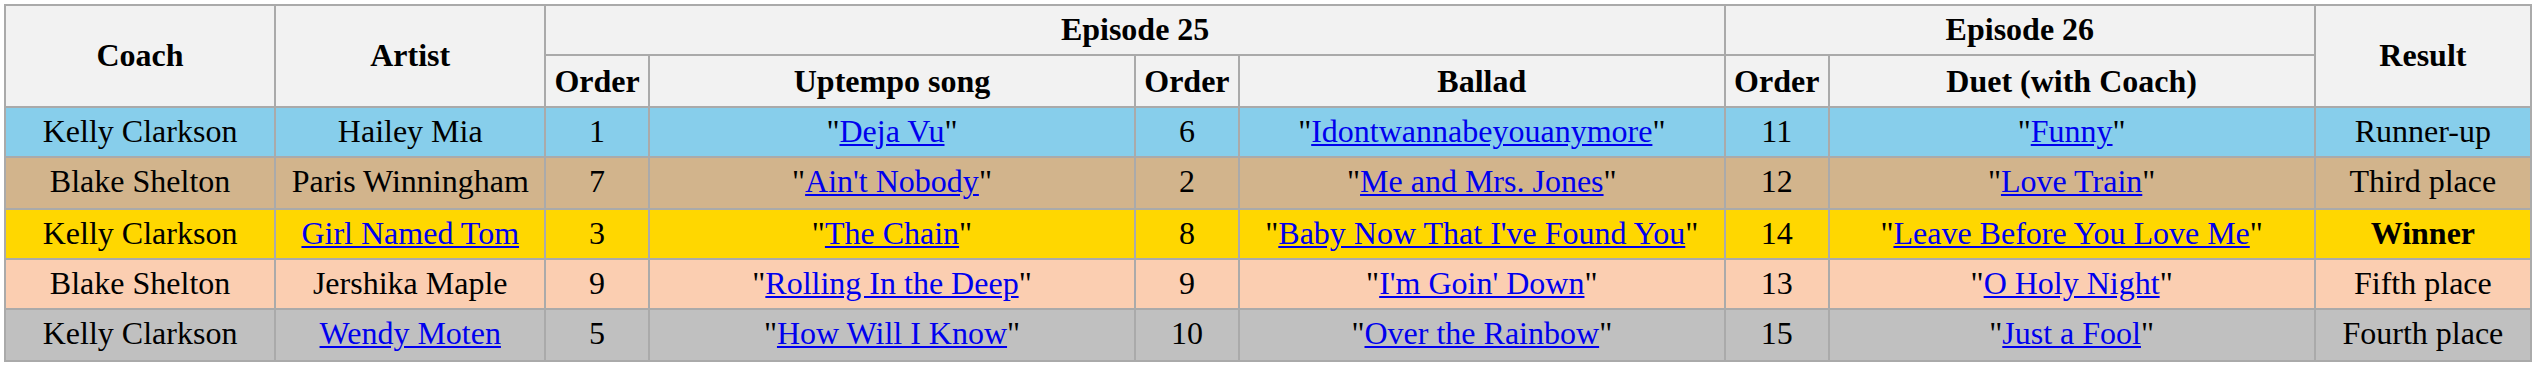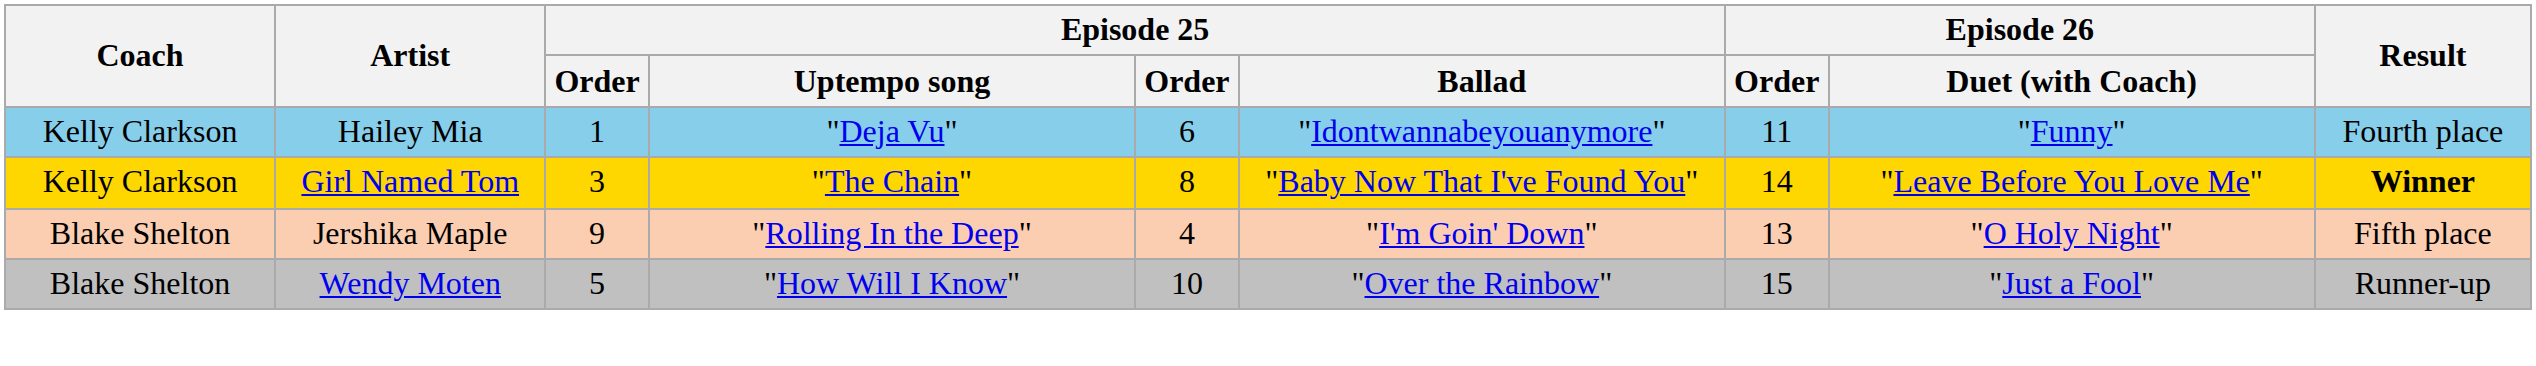(2423, 131) Runner-up -> (2423, 131) Fourth place
- row: (410, 182)
(1187, 283) 9 -> (1187, 232) 4
(140, 334) Kelly Clarkson -> (140, 283) Blake Shelton
(2423, 334) Fourth place -> (2423, 283) Runner-up
